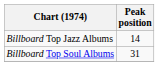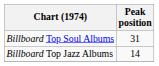rows swapped: (60, 54) <-> (60, 38)
